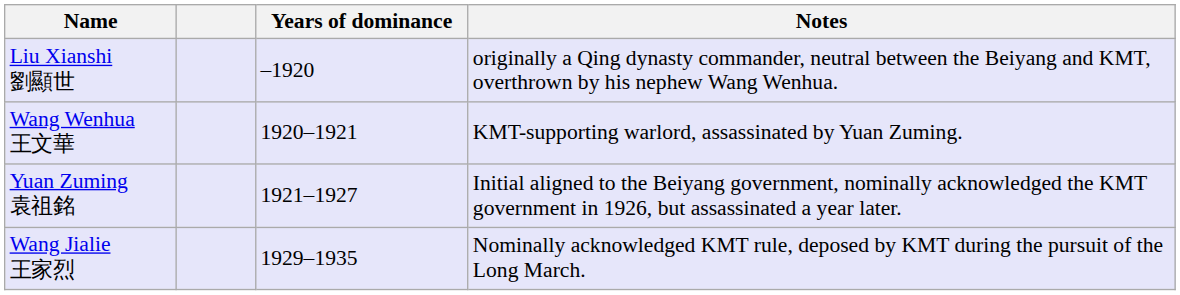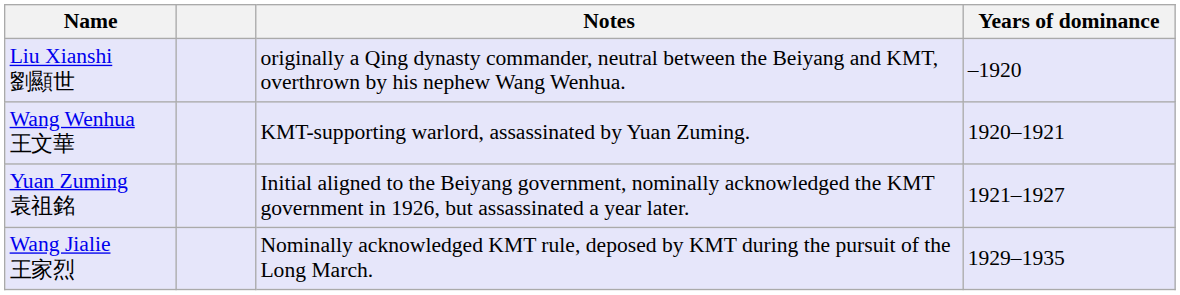columns swapped: (362, 21) <-> (822, 21)
